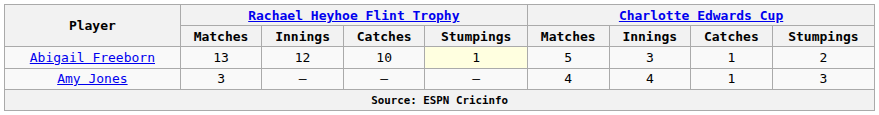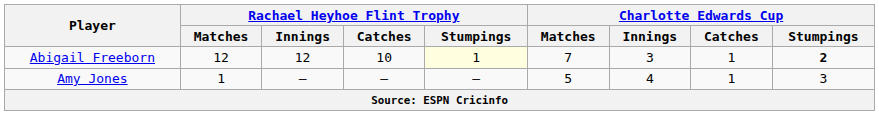(221, 57) 13 -> (221, 57) 12
(568, 57) 5 -> (568, 57) 7
(823, 57) normal -> (823, 57) bold
(221, 79) 3 -> (221, 79) 1
(568, 79) 4 -> (568, 79) 5
